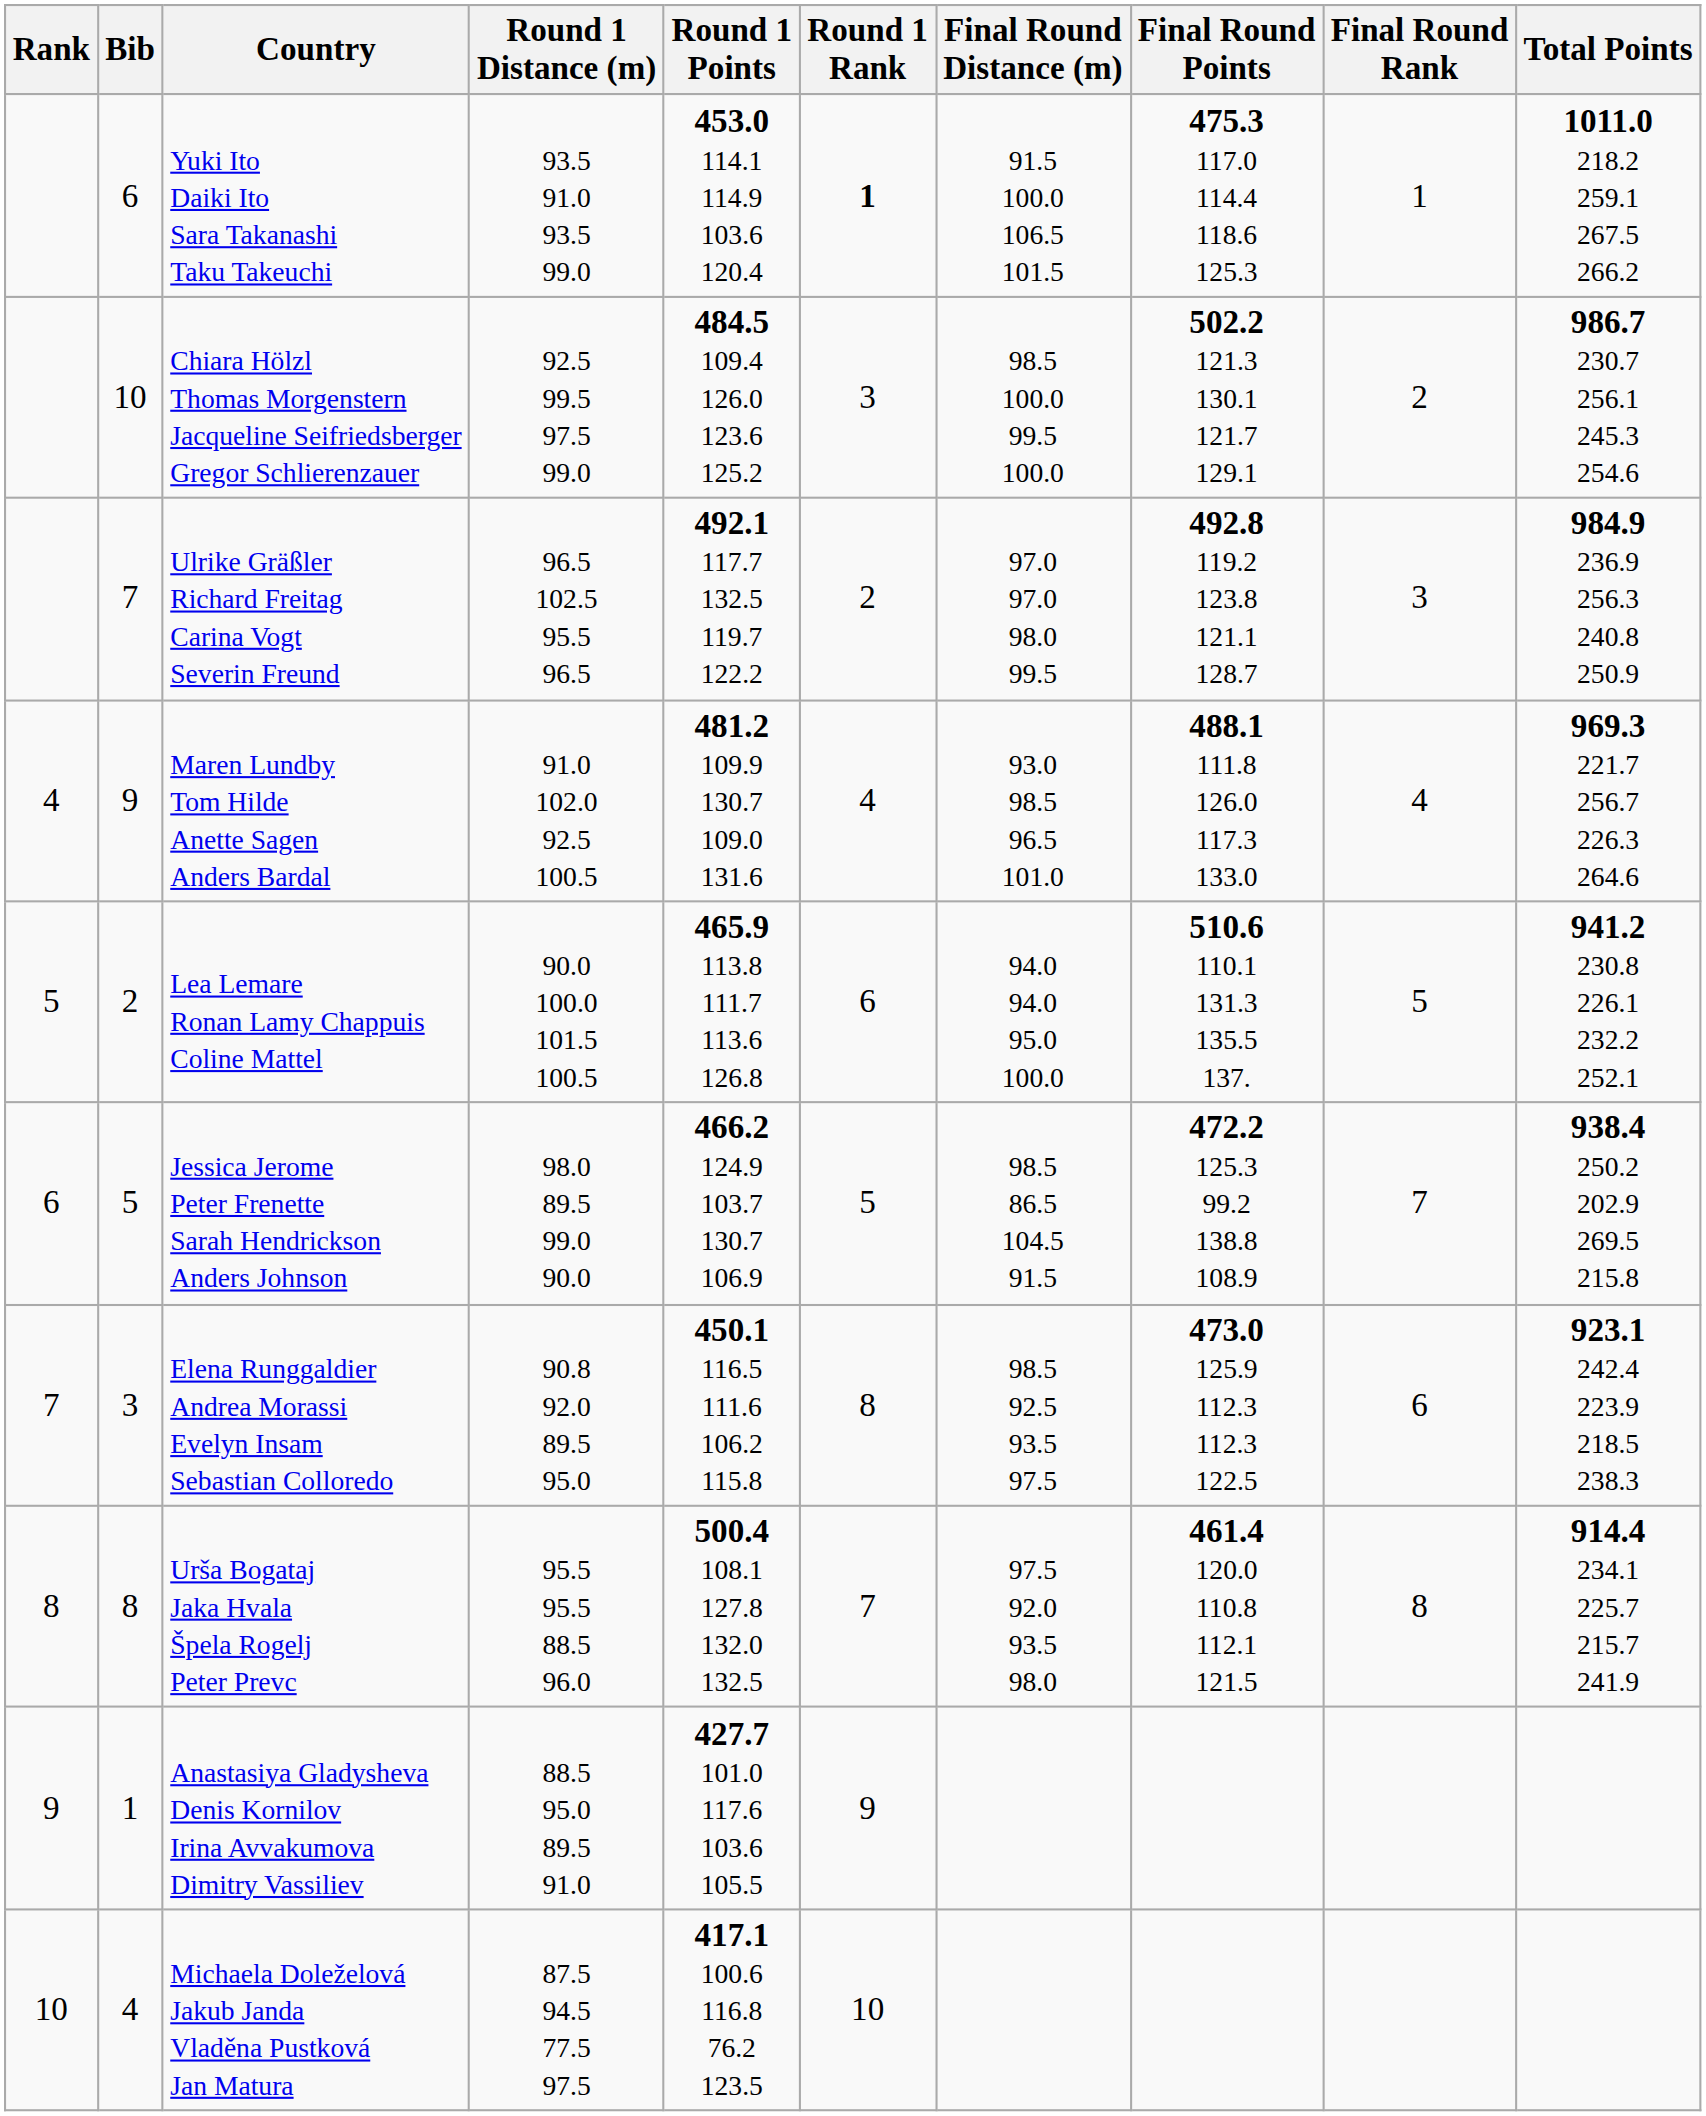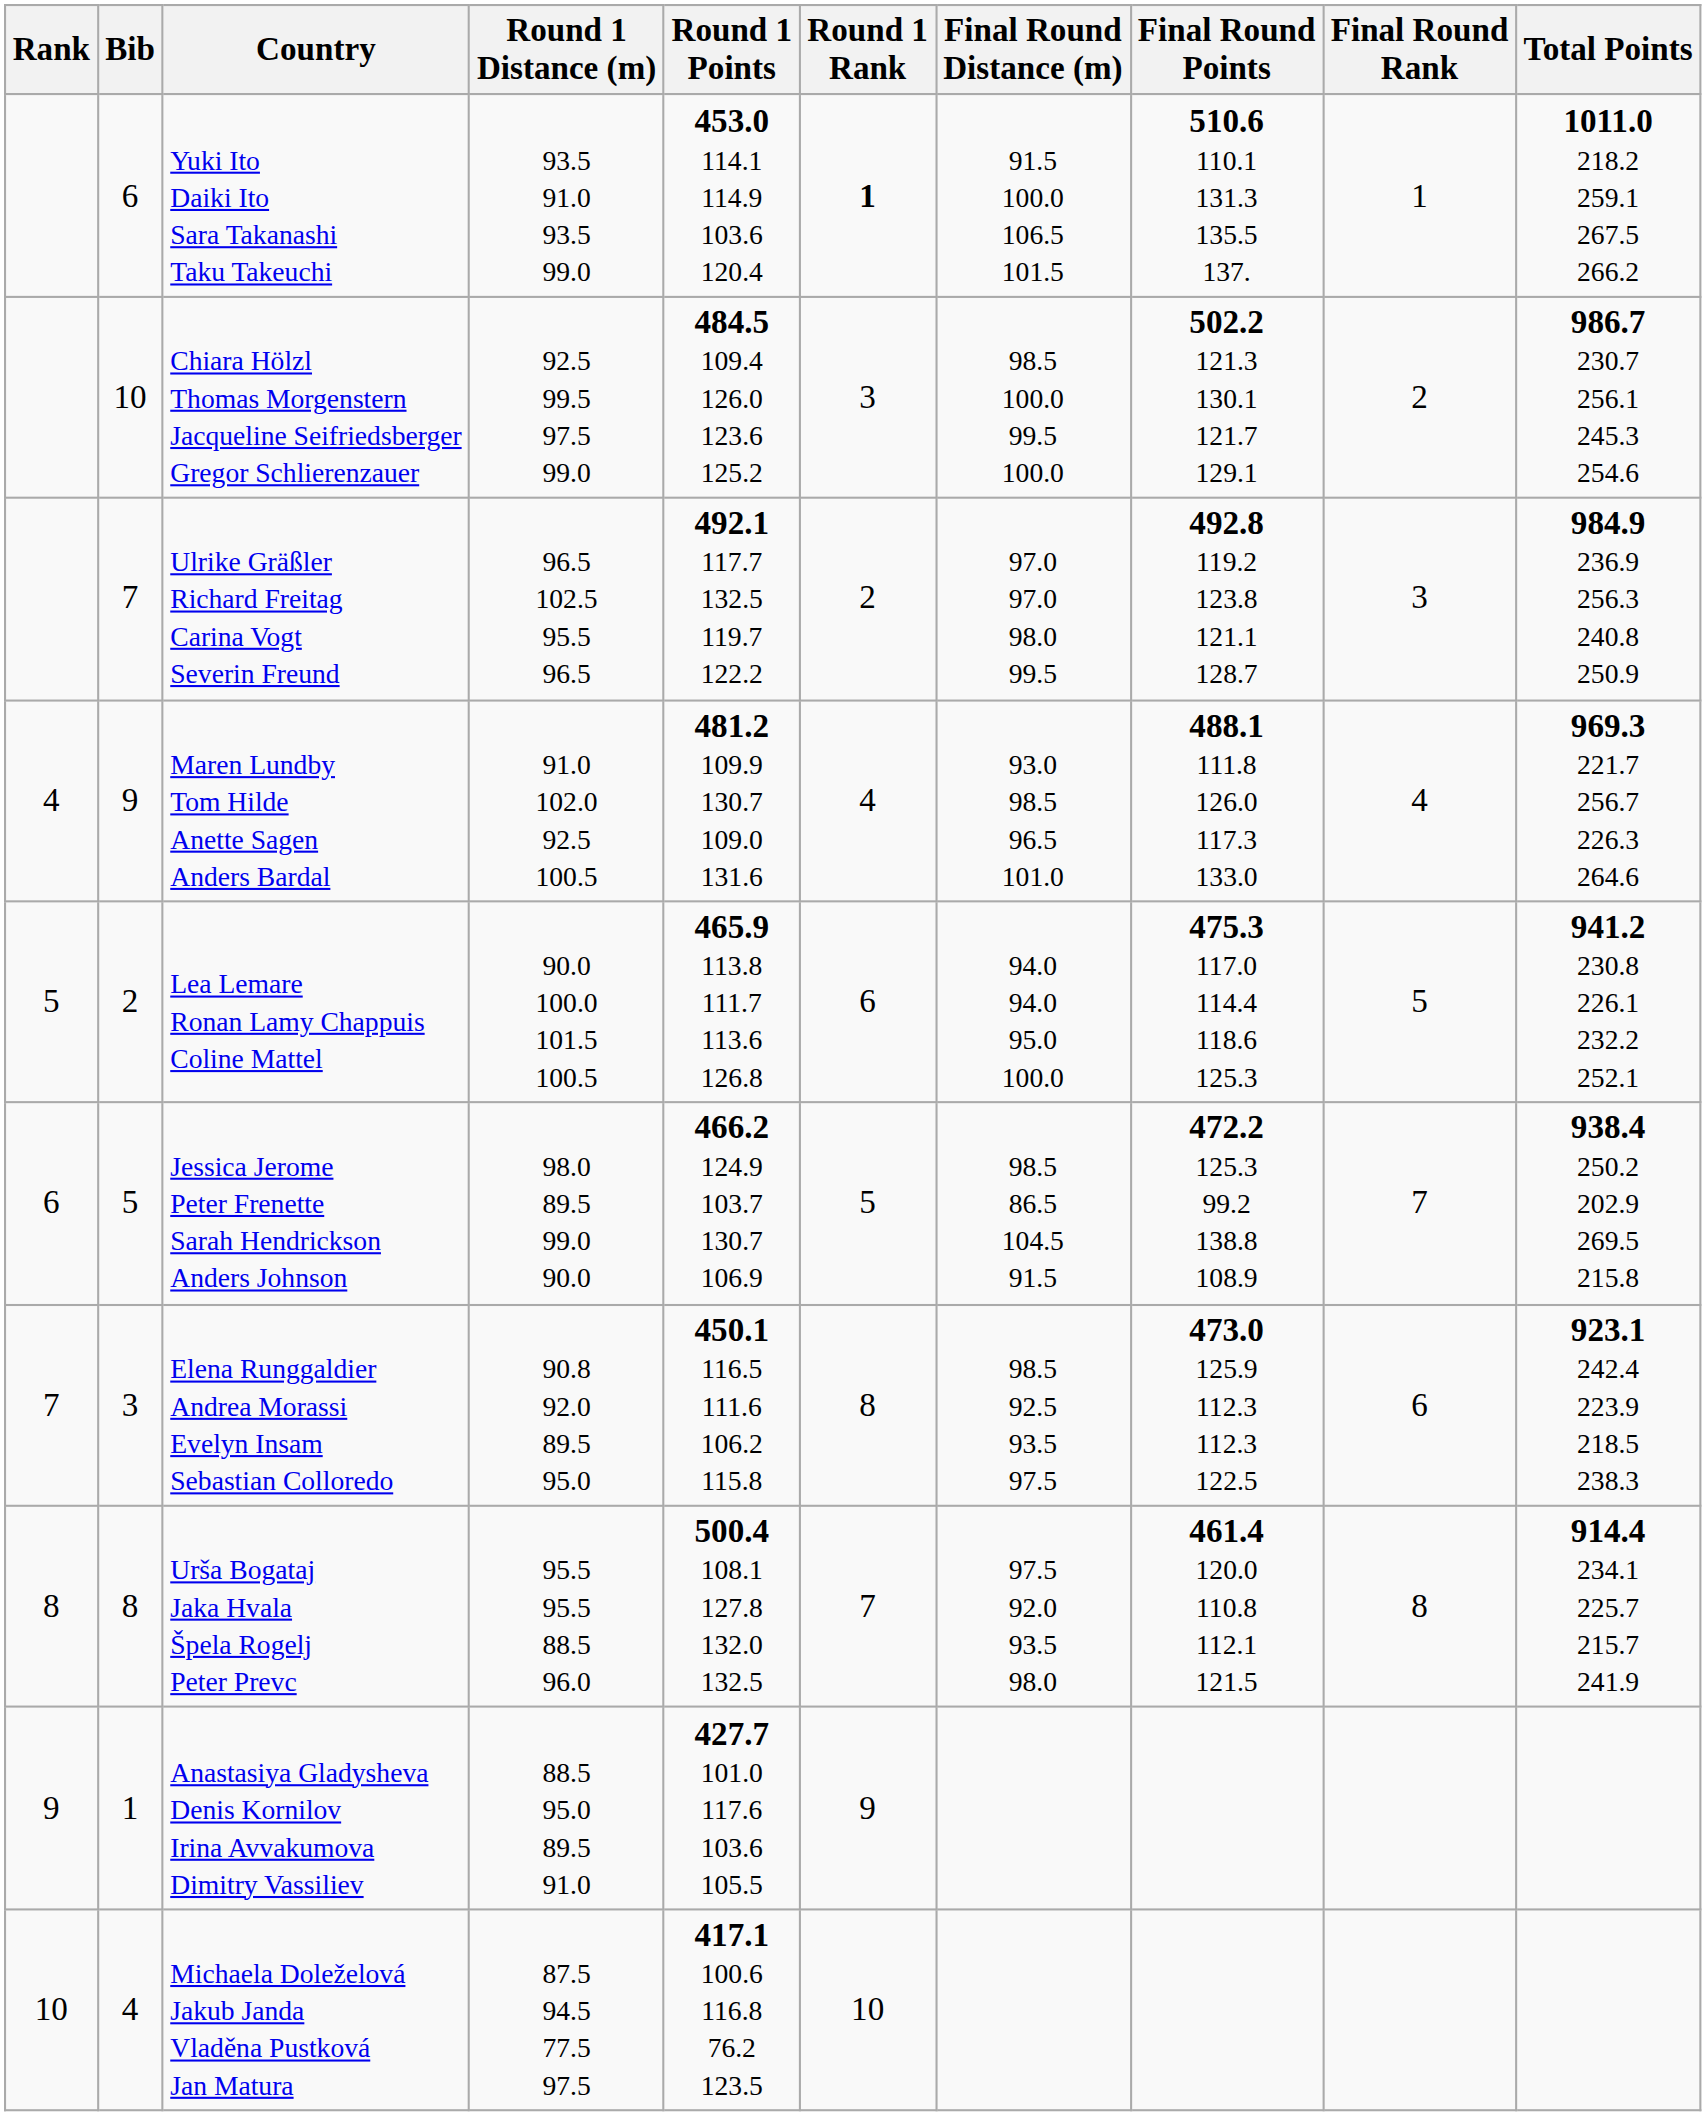(1227, 195) 475.3 117.0 114.4 118.6 125.3 -> (1227, 195) 510.6 110.1 131.3 135.5 137.
(1227, 1001) 510.6 110.1 131.3 135.5 137. -> (1227, 1001) 475.3 117.0 114.4 118.6 125.3
